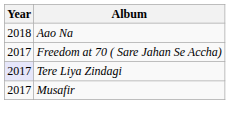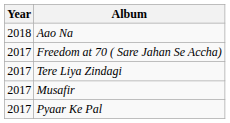(19, 71) lavender background -> (19, 71) no background
+ row: (69, 109)
